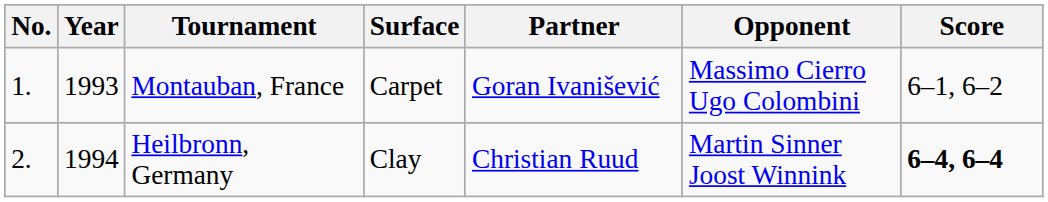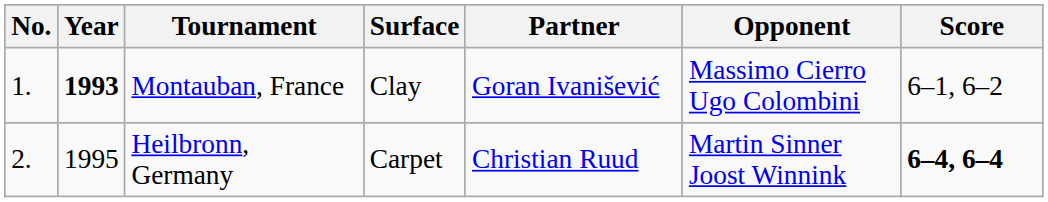(91, 84) normal -> (91, 84) bold
(406, 84) Carpet -> (396, 84) Clay
(91, 159) 1994 -> (91, 159) 1995
(396, 159) Clay -> (406, 159) Carpet
